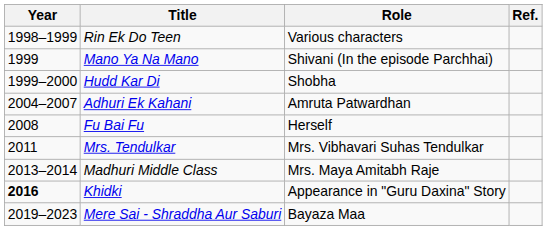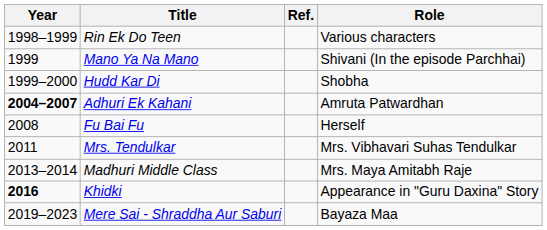columns swapped: (397, 15) <-> (525, 15)
(42, 103) normal -> (42, 103) bold
